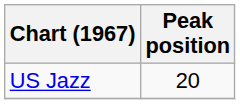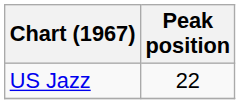(188, 80) 20 -> (188, 80) 22
